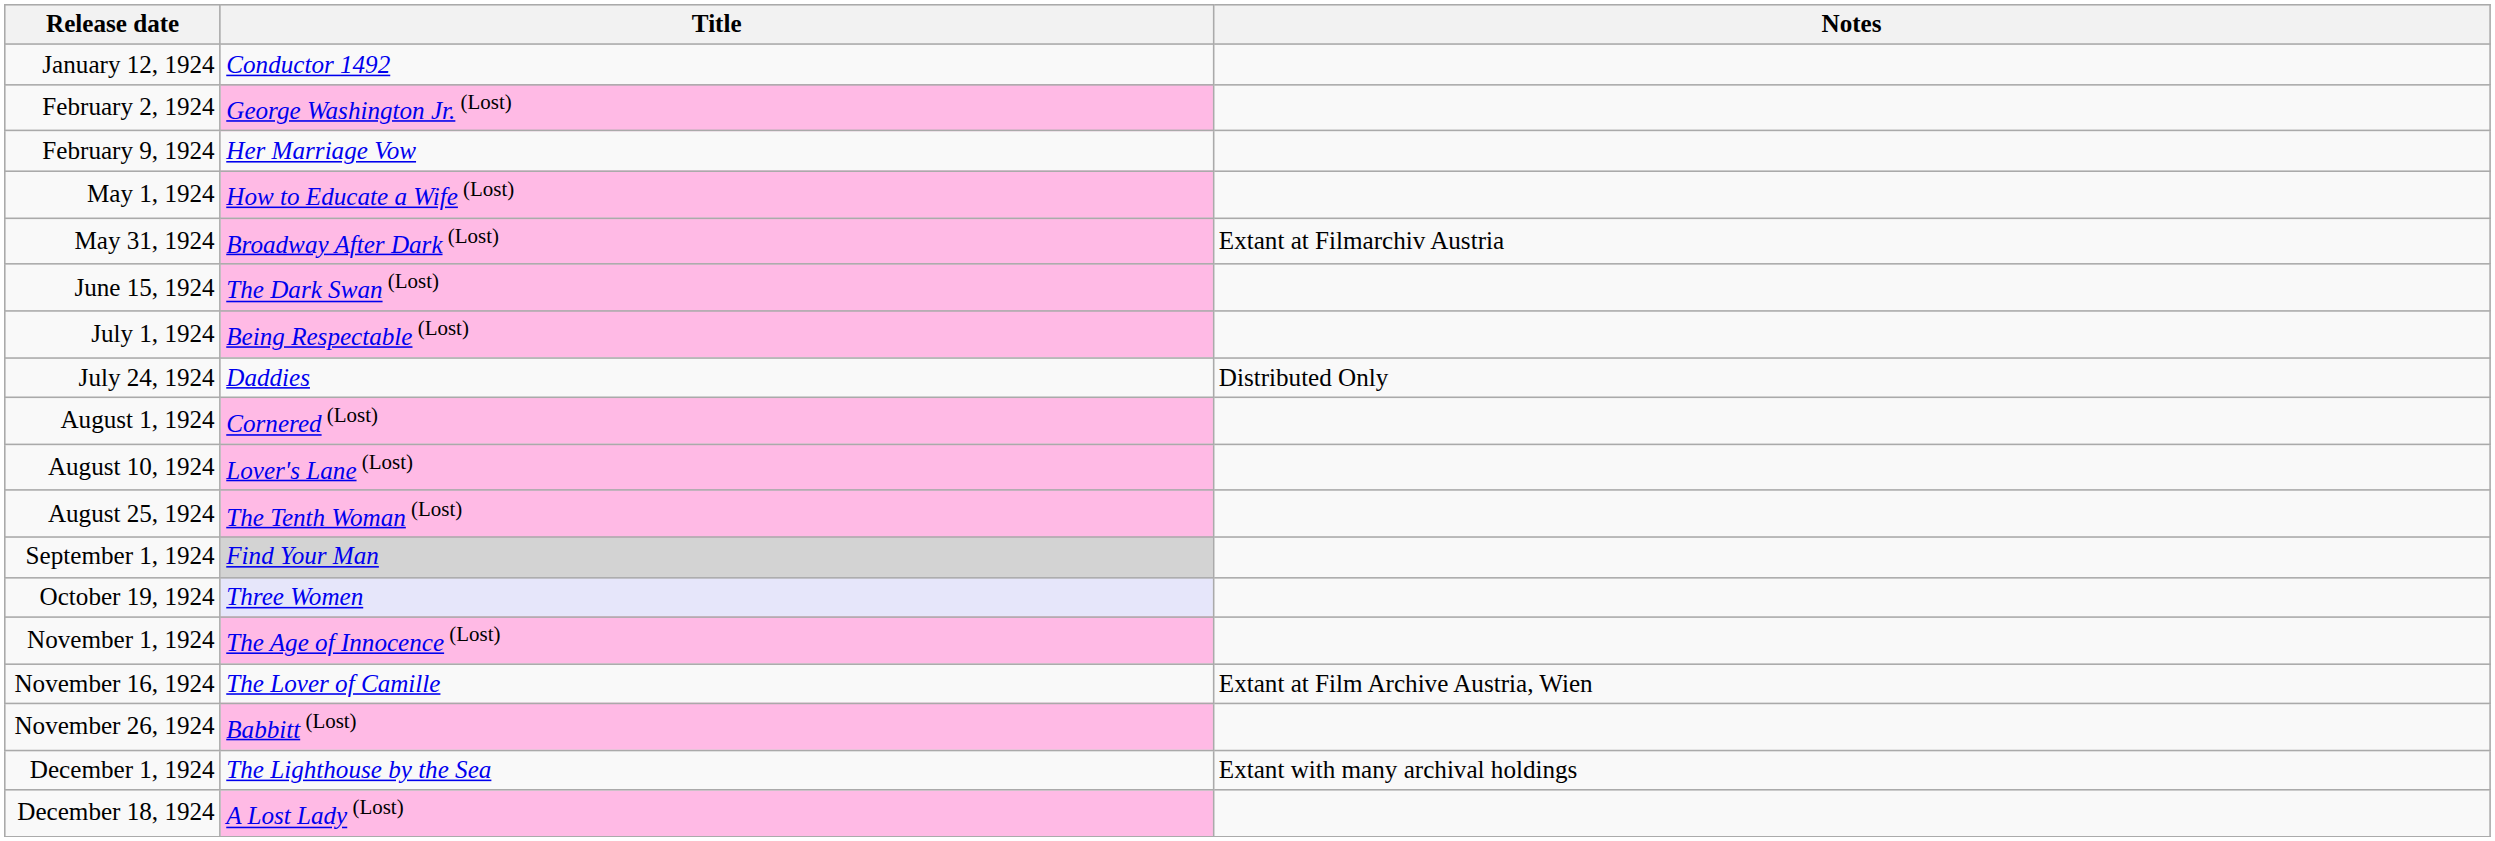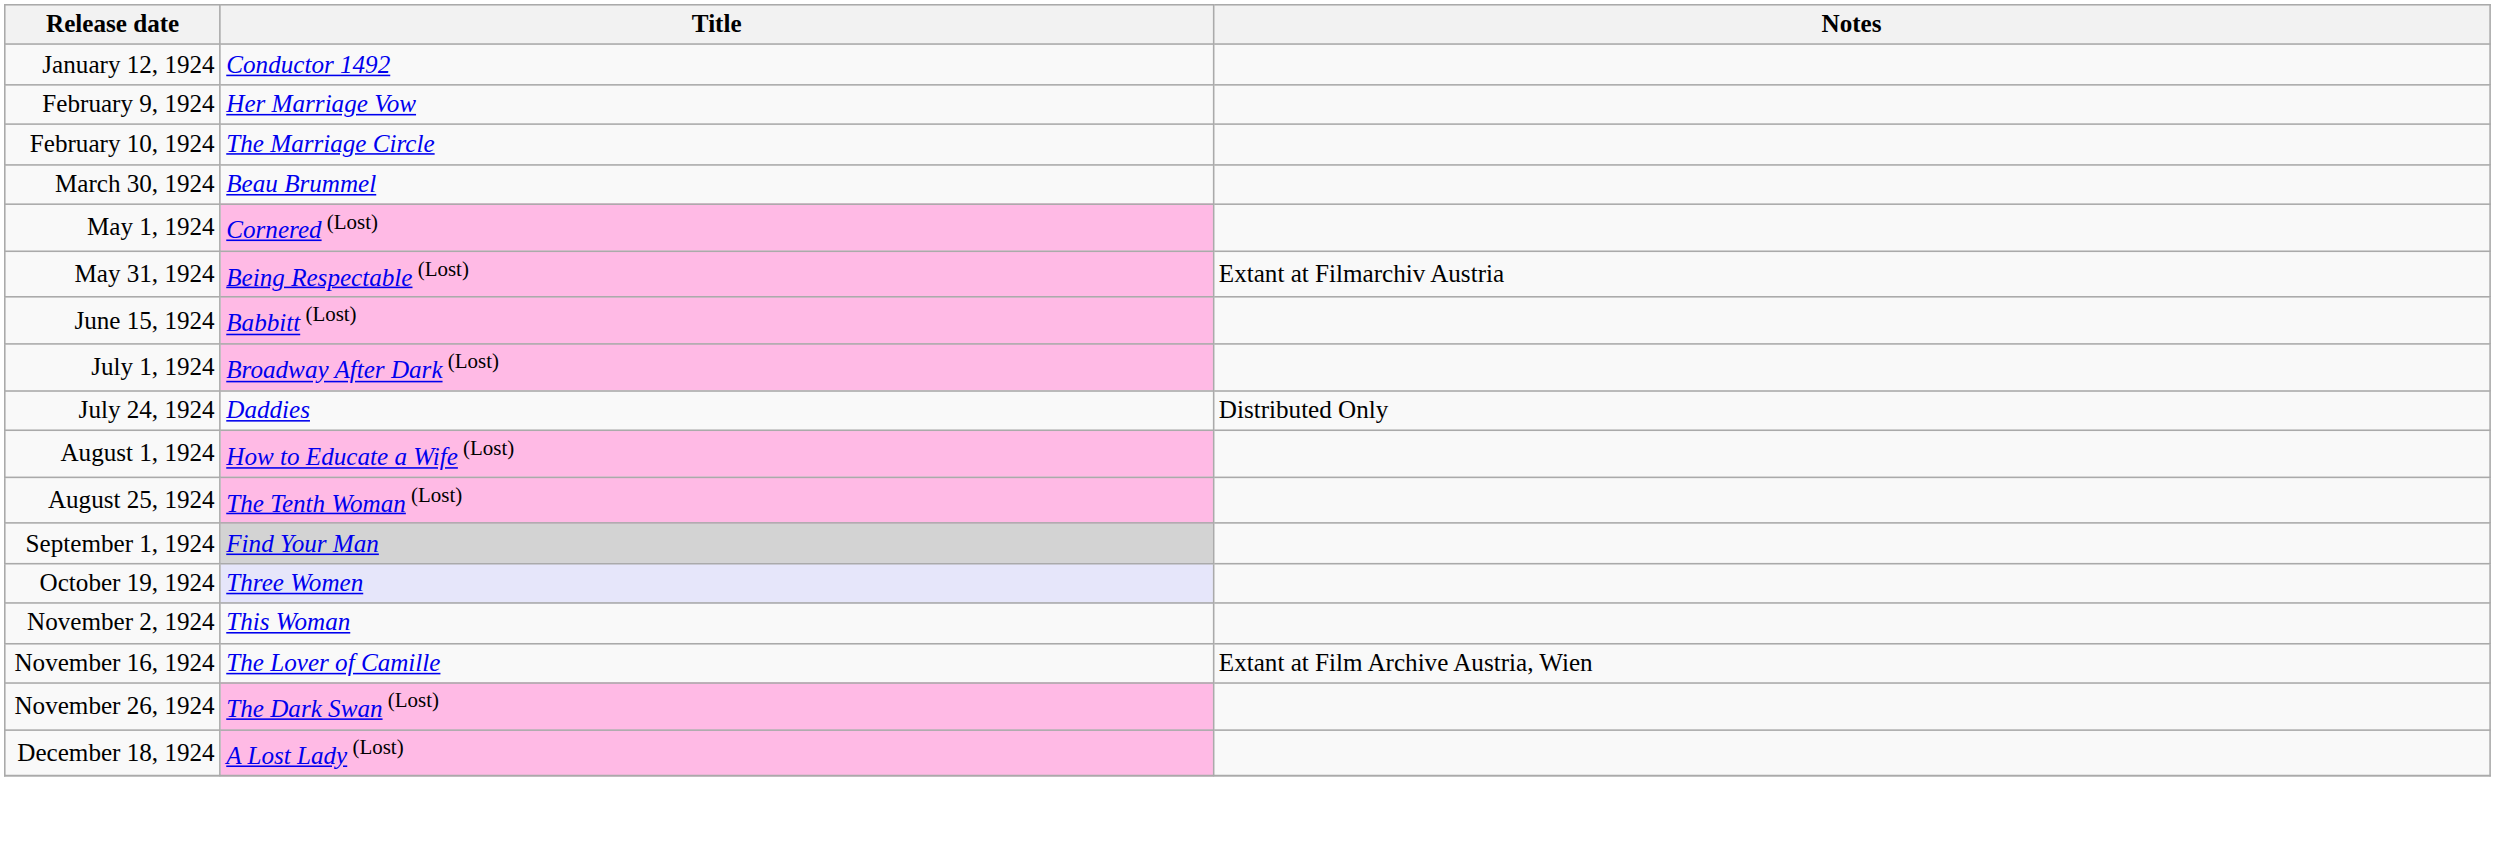- row: (129, 107)
+ row: (122, 143)
+ row: (135, 183)
(370, 193) How to Educate a Wife (Lost) -> (302, 227) Cornered (Lost)
(363, 240) Broadway After Dark (Lost) -> (348, 273) Being Respectable (Lost)
(333, 287) The Dark Swan (Lost) -> (291, 320) Babbitt (Lost)
(348, 333) Being Respectable (Lost) -> (363, 366) Broadway After Dark (Lost)
(302, 420) Cornered (Lost) -> (370, 453) How to Educate a Wife (Lost)
- row: (131, 466)
- row: (121, 639)
+ row: (121, 622)
(291, 726) Babbitt (Lost) -> (333, 706) The Dark Swan (Lost)
- row: (122, 769)
